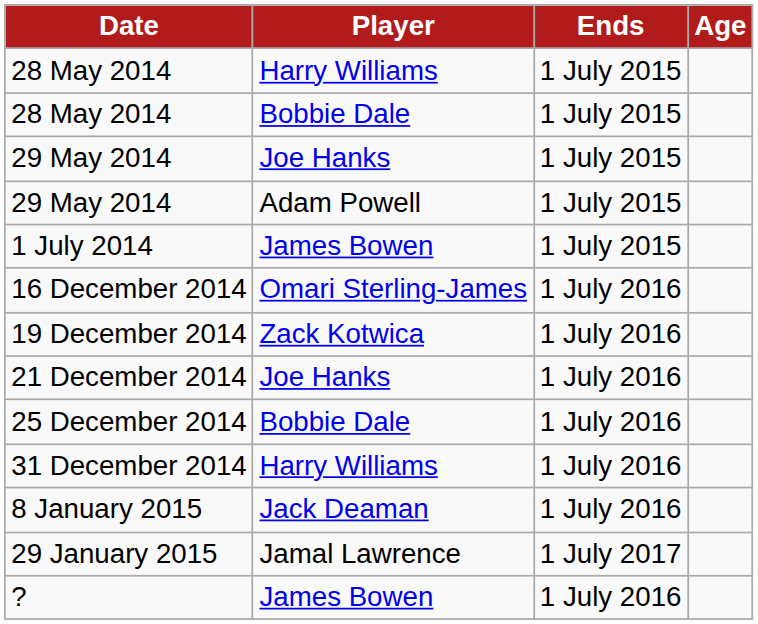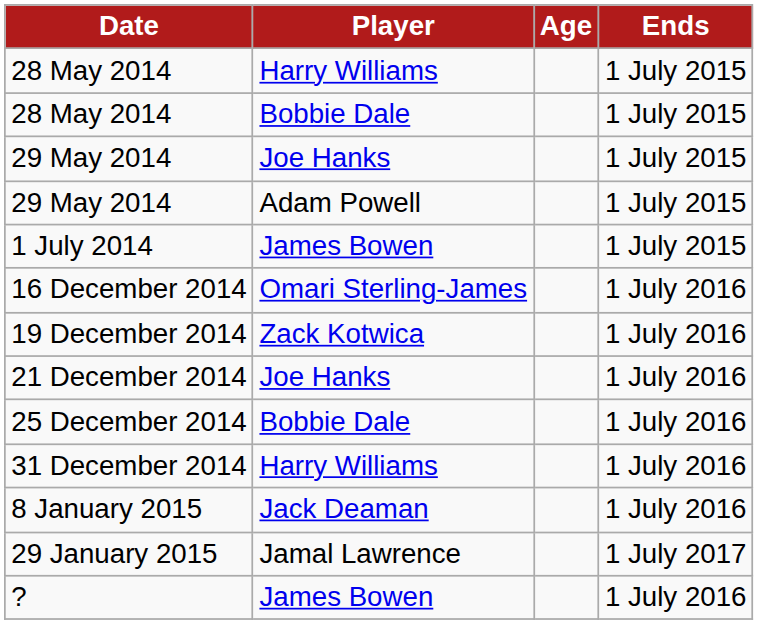columns swapped: (720, 26) <-> (611, 26)
